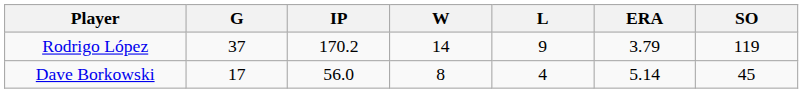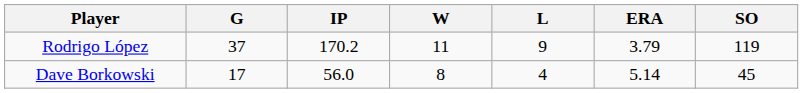(441, 46) 14 -> (441, 46) 11
